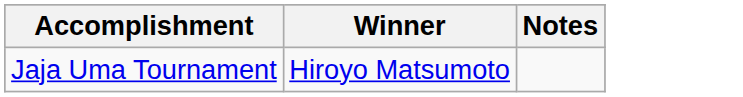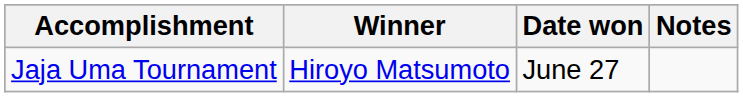+ column: (583, 26)
